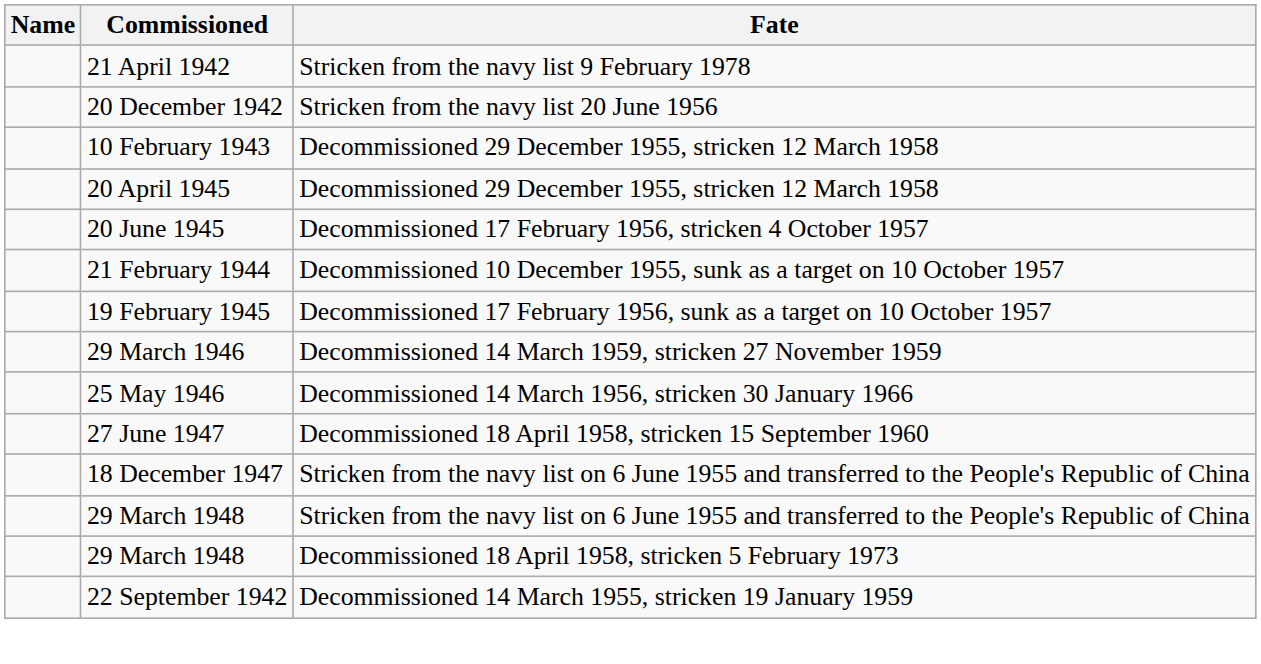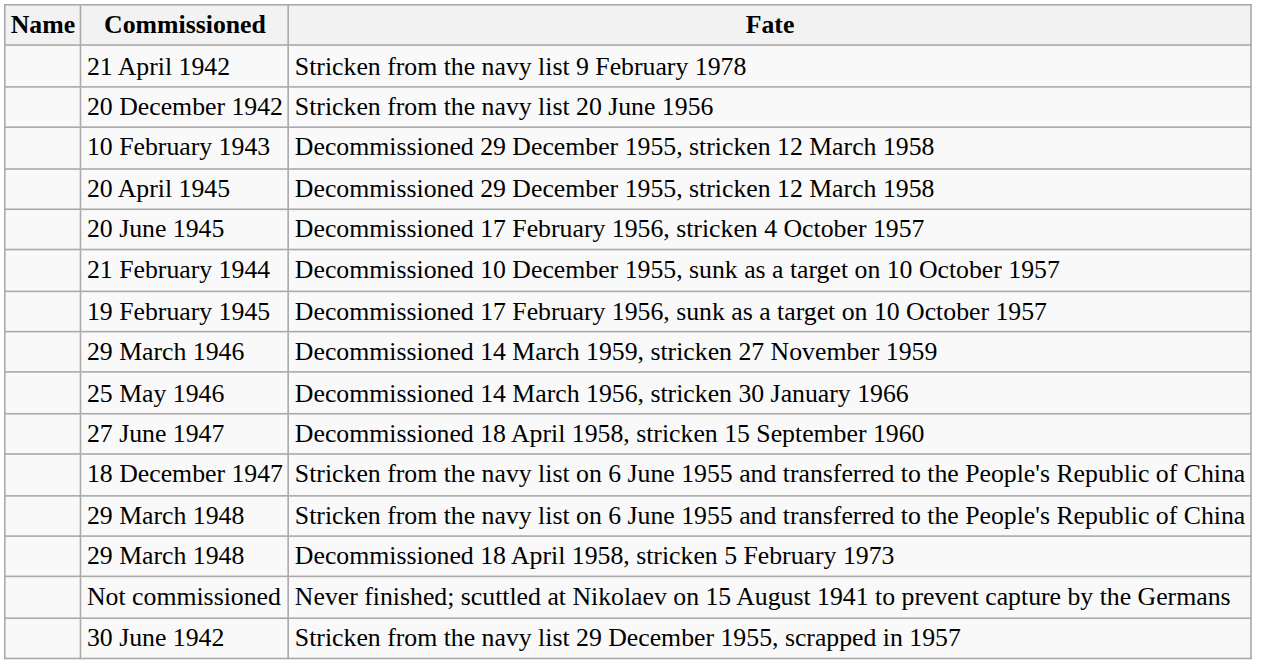+ row: (184, 596)
+ row: (156, 637)
- row: (187, 596)
